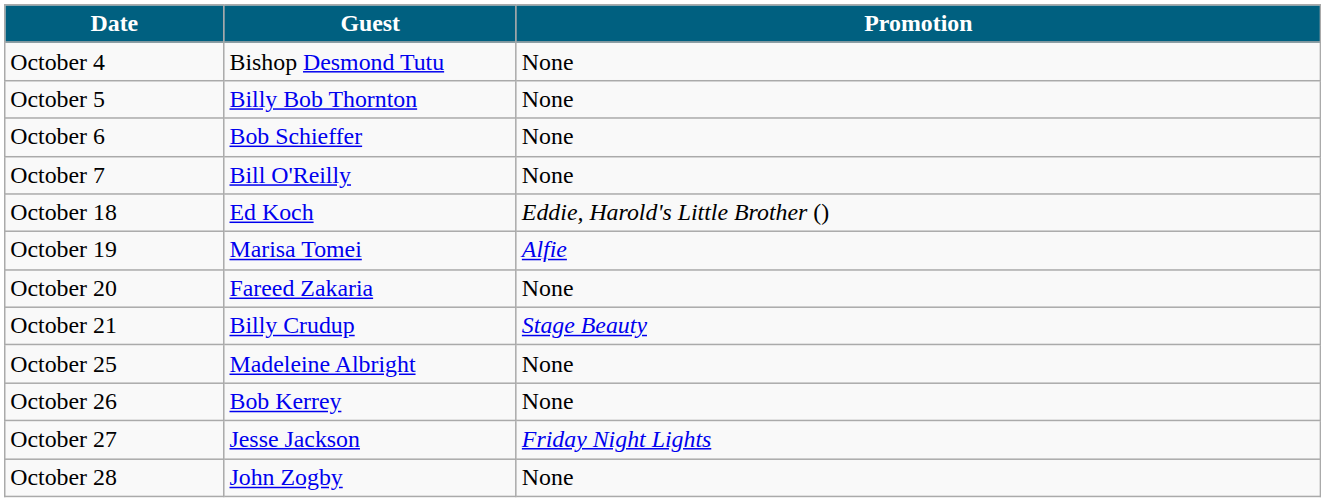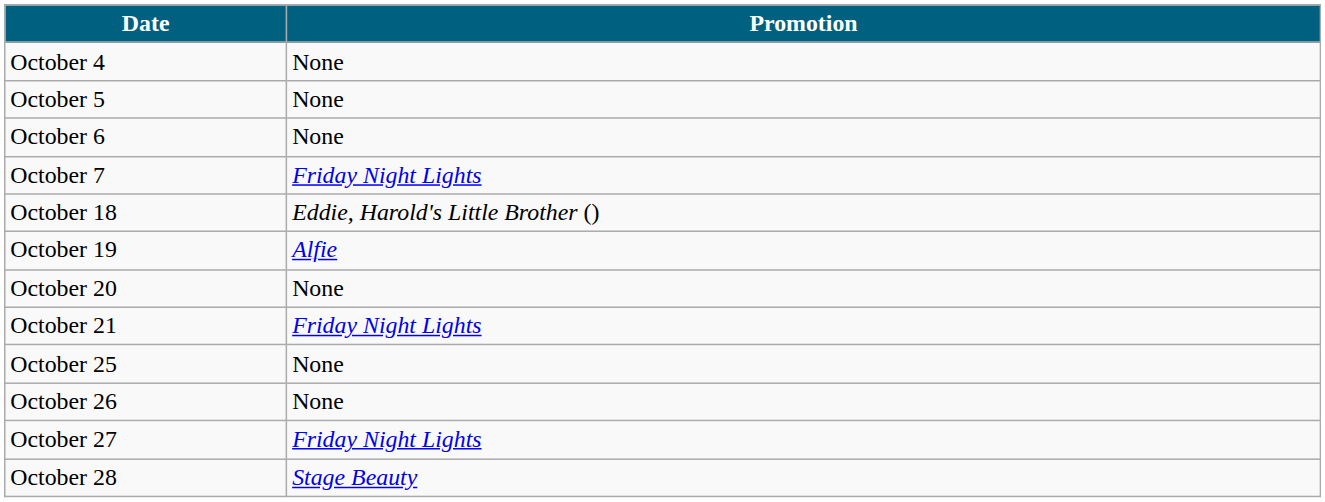- column: (370, 23)
(548, 174) None -> (387, 174) Friday Night Lights
(584, 325) Stage Beauty -> (387, 325) Friday Night Lights
(548, 477) None -> (355, 477) Stage Beauty
